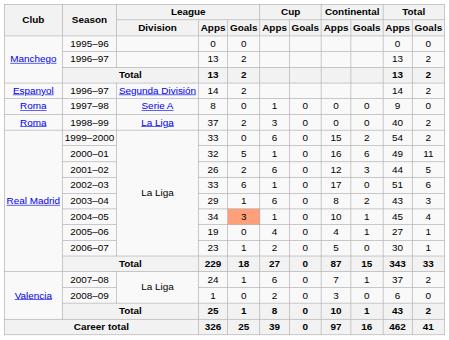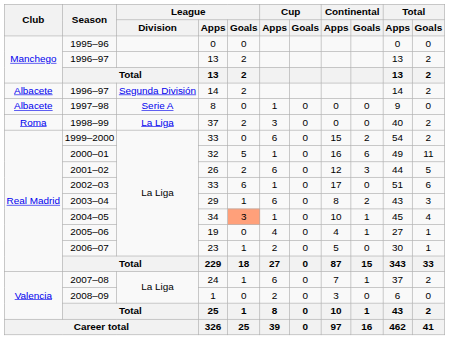(33, 91) Espanyol -> (33, 91) Albacete
(33, 106) Roma -> (33, 106) Albacete
